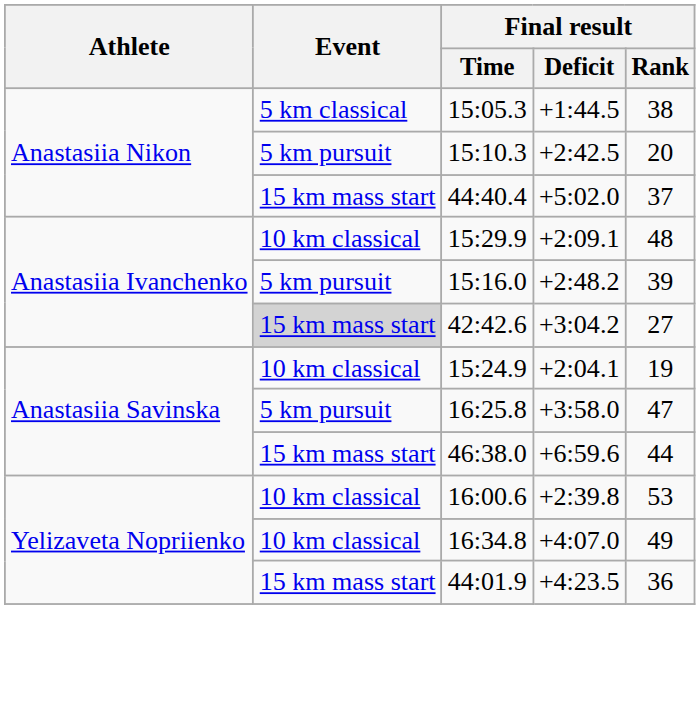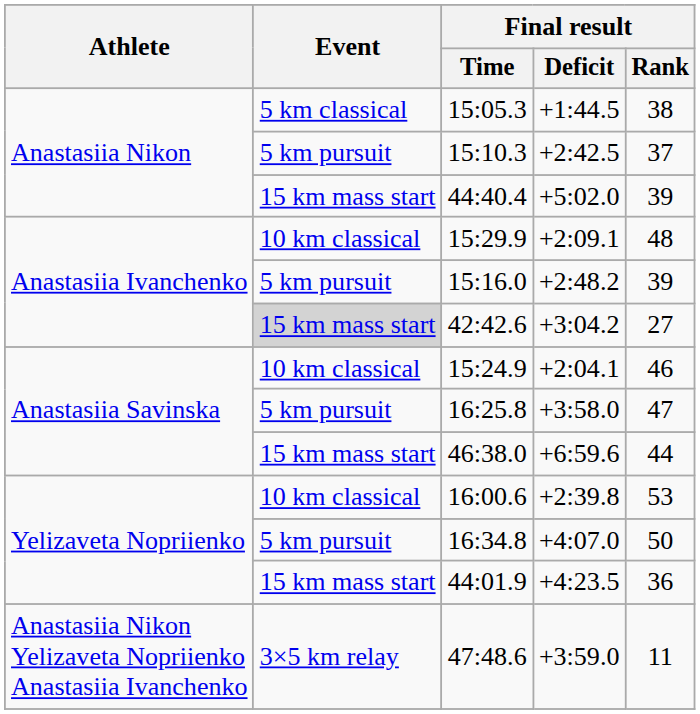(660, 153) 20 -> (660, 153) 37
(660, 196) 37 -> (660, 196) 39
(660, 367) 19 -> (660, 367) 46
(340, 539) 10 km classical -> (326, 539) 5 km pursuit
(660, 539) 49 -> (660, 539) 50
+ row: (487, 656)
